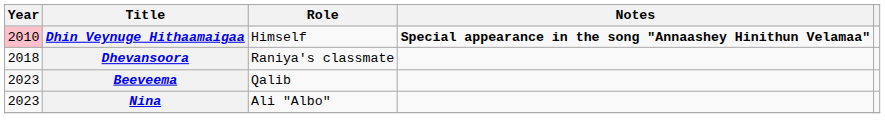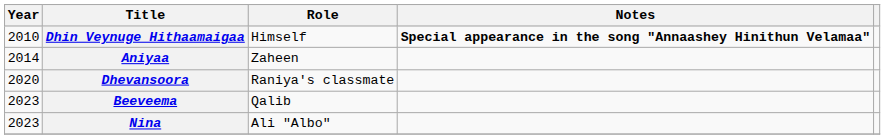(24, 37) pink background -> (24, 37) no background
+ row: (145, 59)
(24, 59) 2018 -> (24, 80) 2020
